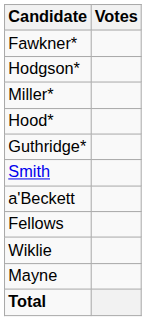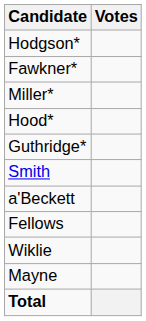rows swapped: (44, 69) <-> (43, 43)
